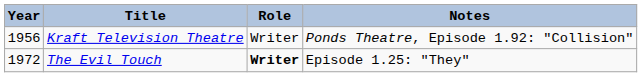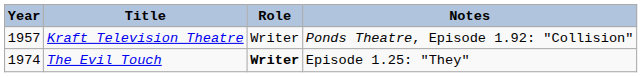(24, 38) 1956 -> (24, 38) 1957
(24, 60) 1972 -> (24, 60) 1974
